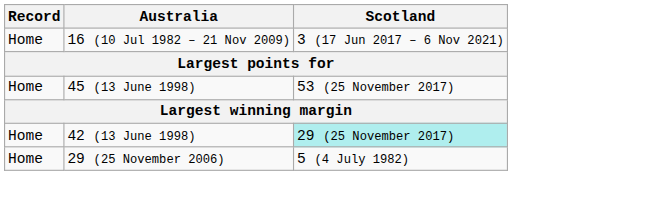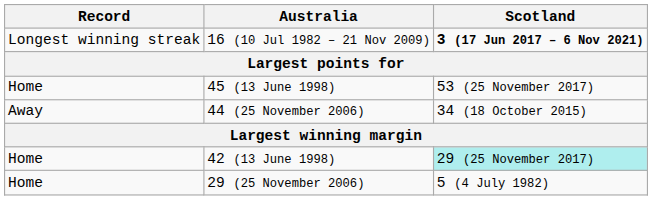(26, 40) Home -> (104, 40) Longest winning streak
(400, 40) normal -> (540, 40) bold
+ row: (286, 111)
